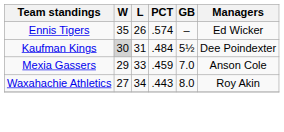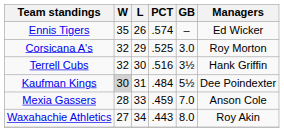+ row: (59, 48)
+ row: (59, 65)
(123, 65) 29 -> (123, 100) 28
